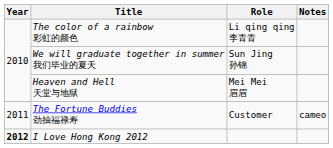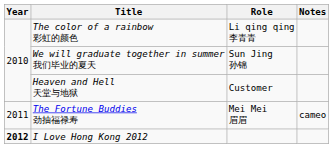(248, 87) Mei Mei 眉眉 -> (251, 88) Customer
(251, 115) Customer -> (248, 114) Mei Mei 眉眉
